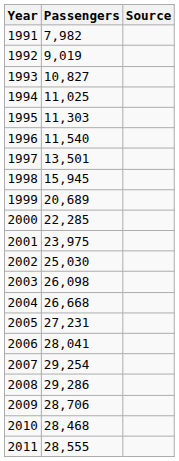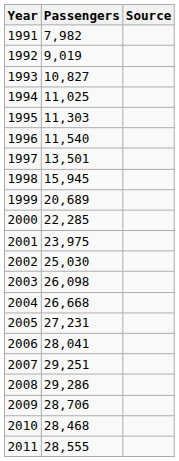(67, 364) 29,254 -> (67, 364) 29,251
